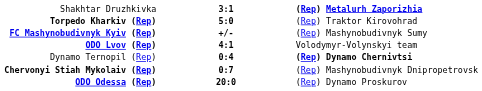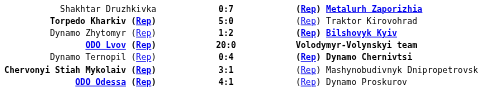(226, 9) 3:1 -> (226, 9) 0:7
- row: (83, 33)
+ row: (103, 33)
(226, 45) 4:1 -> (226, 45) 20:0
(356, 45) normal -> (356, 45) bold
(226, 70) 0:7 -> (226, 70) 3:1
(226, 82) 20:0 -> (226, 82) 4:1
